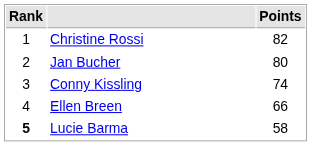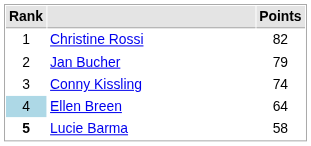(280, 62) 80 -> (280, 62) 79
(26, 107) no background -> (26, 107) lightblue background
(280, 107) 66 -> (280, 107) 64
